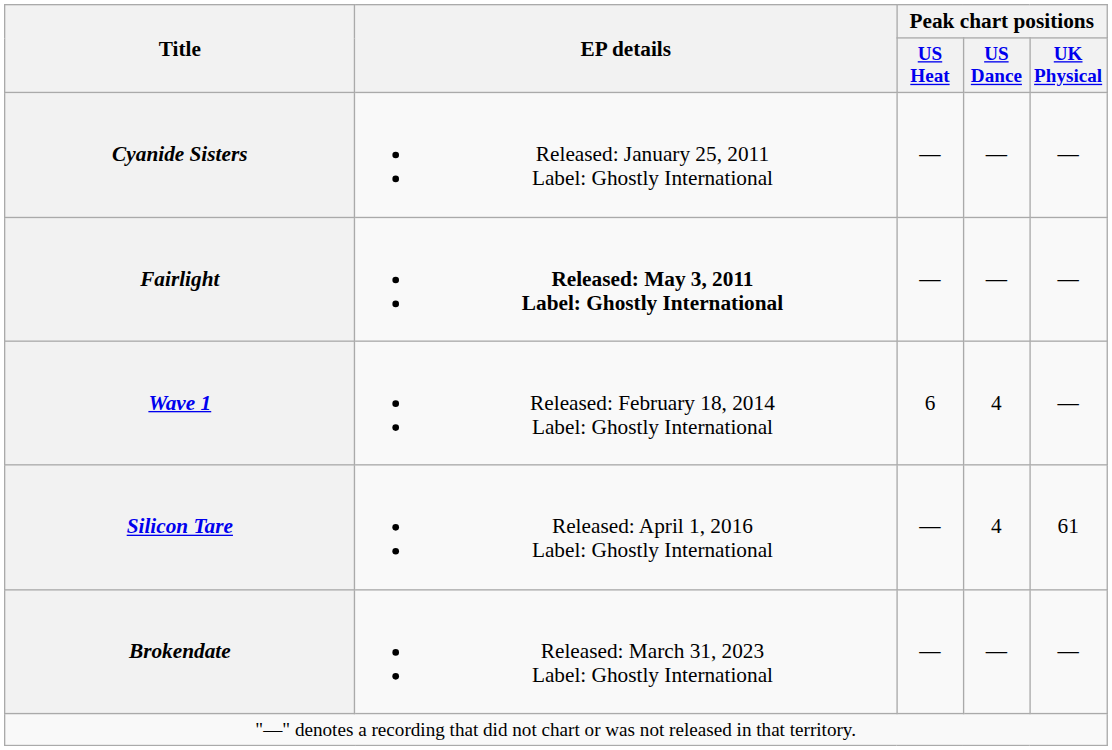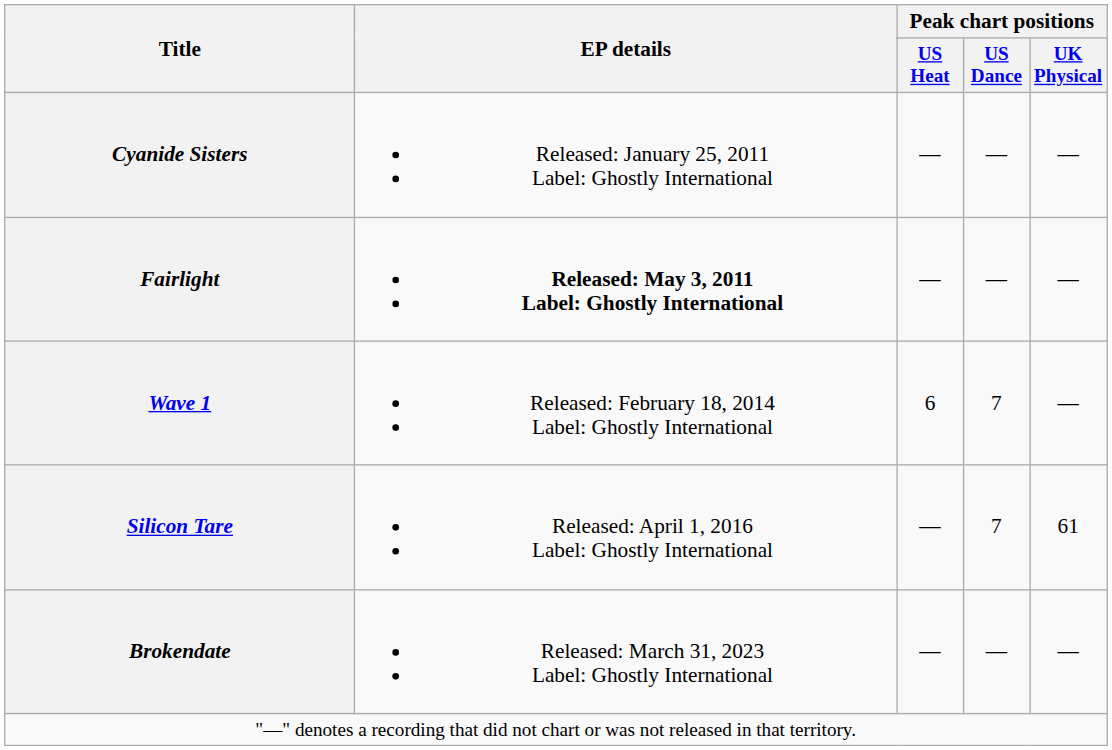(996, 402) 4 -> (996, 402) 7
(996, 527) 4 -> (996, 527) 7
